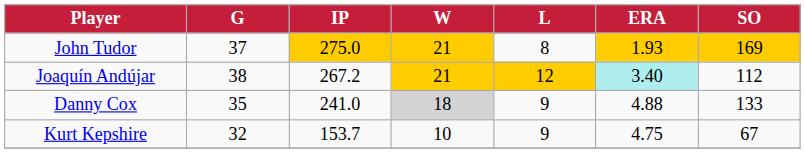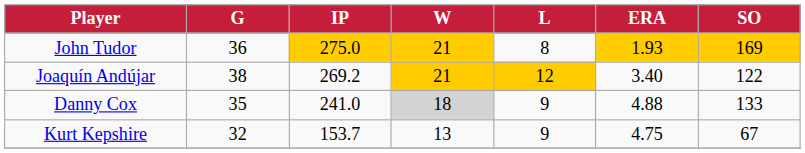(238, 47) 37 -> (238, 47) 36
(340, 76) 267.2 -> (340, 76) 269.2
(647, 76) paleturquoise background -> (647, 76) no background
(749, 76) 112 -> (749, 76) 122
(442, 133) 10 -> (442, 133) 13
